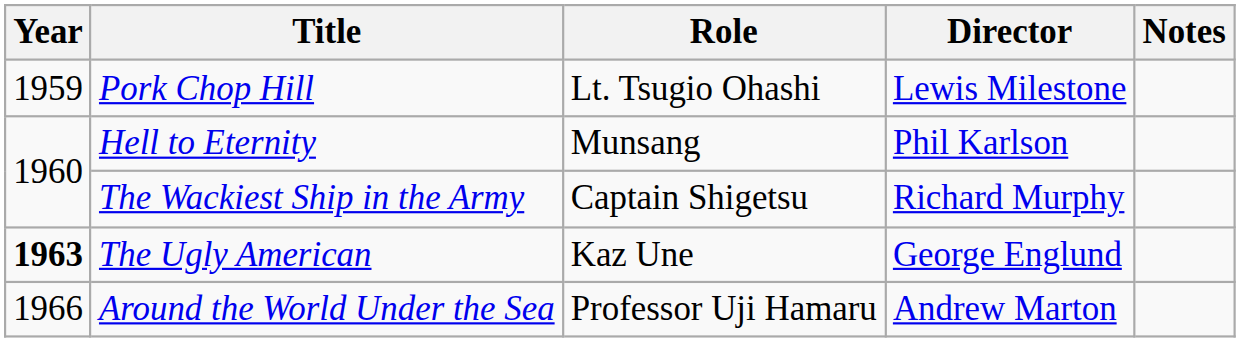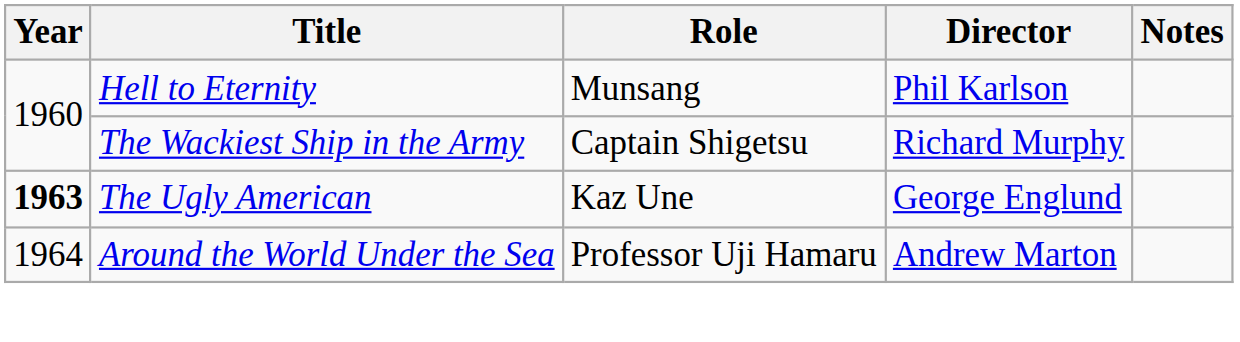- row: (207, 87)
(48, 308) 1966 -> (48, 253) 1964
